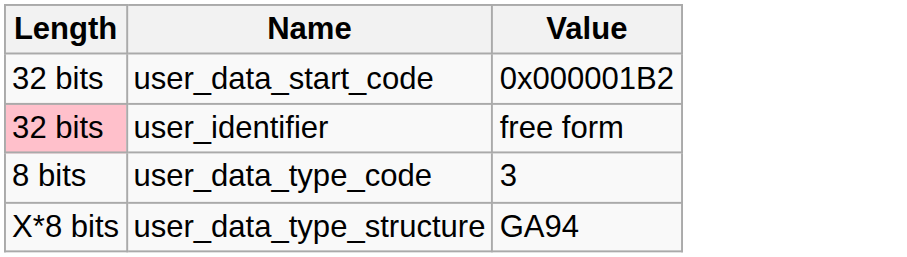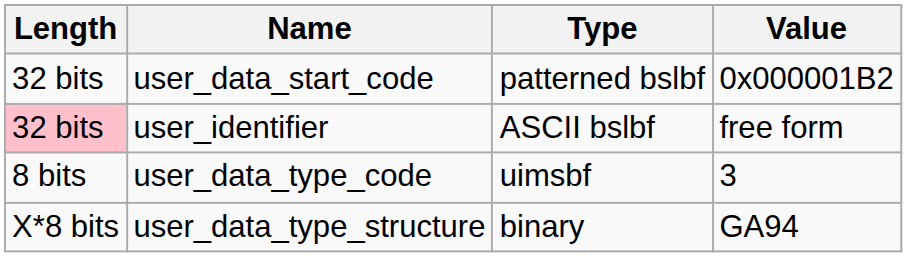+ column: (602, 29)
